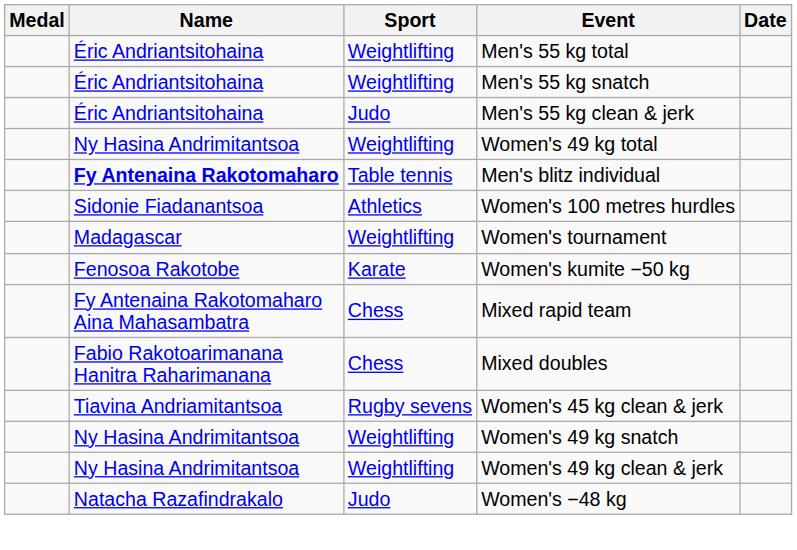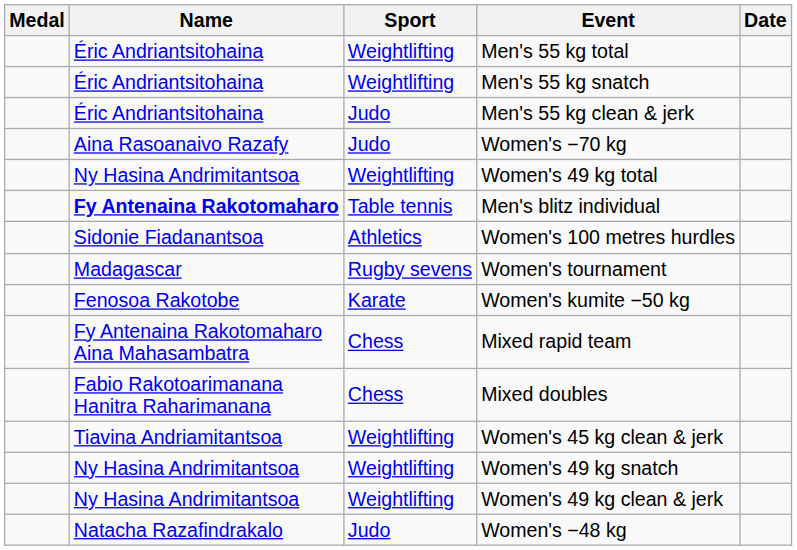+ row: (554, 145)
(401, 238) Weightlifting -> (410, 269) Rugby sevens
(410, 406) Rugby sevens -> (401, 437) Weightlifting
